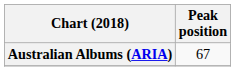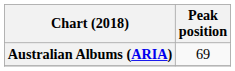(203, 54) 67 -> (203, 54) 69
